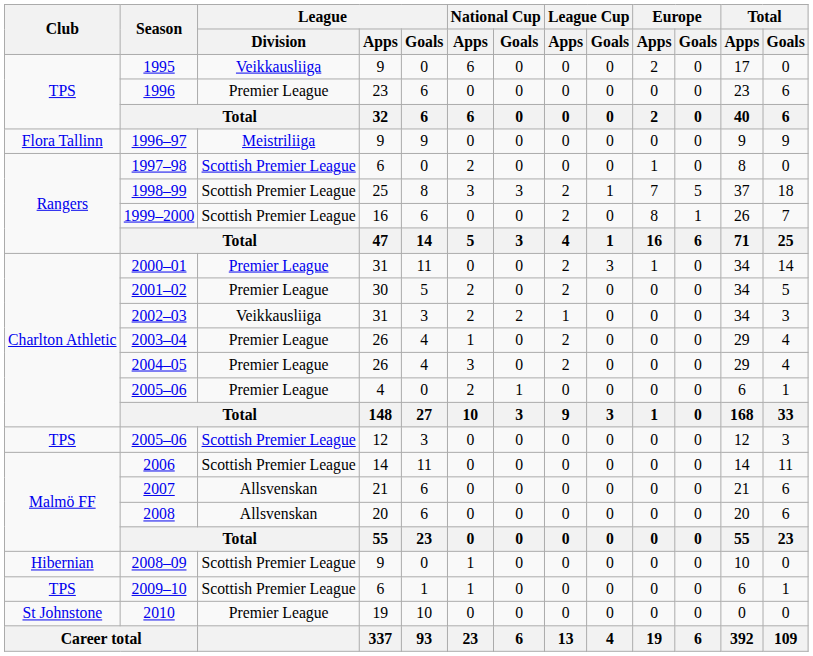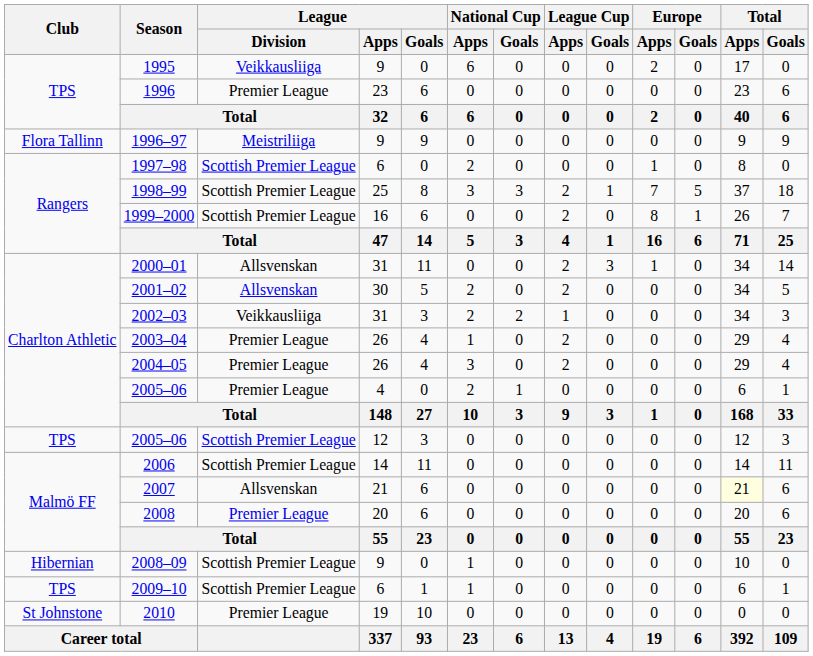(279, 265) Premier League -> (279, 265) Allsvenskan
(279, 290) Premier League -> (279, 290) Allsvenskan
(742, 489) no background -> (742, 489) lightyellow background
(279, 514) Allsvenskan -> (279, 514) Premier League
